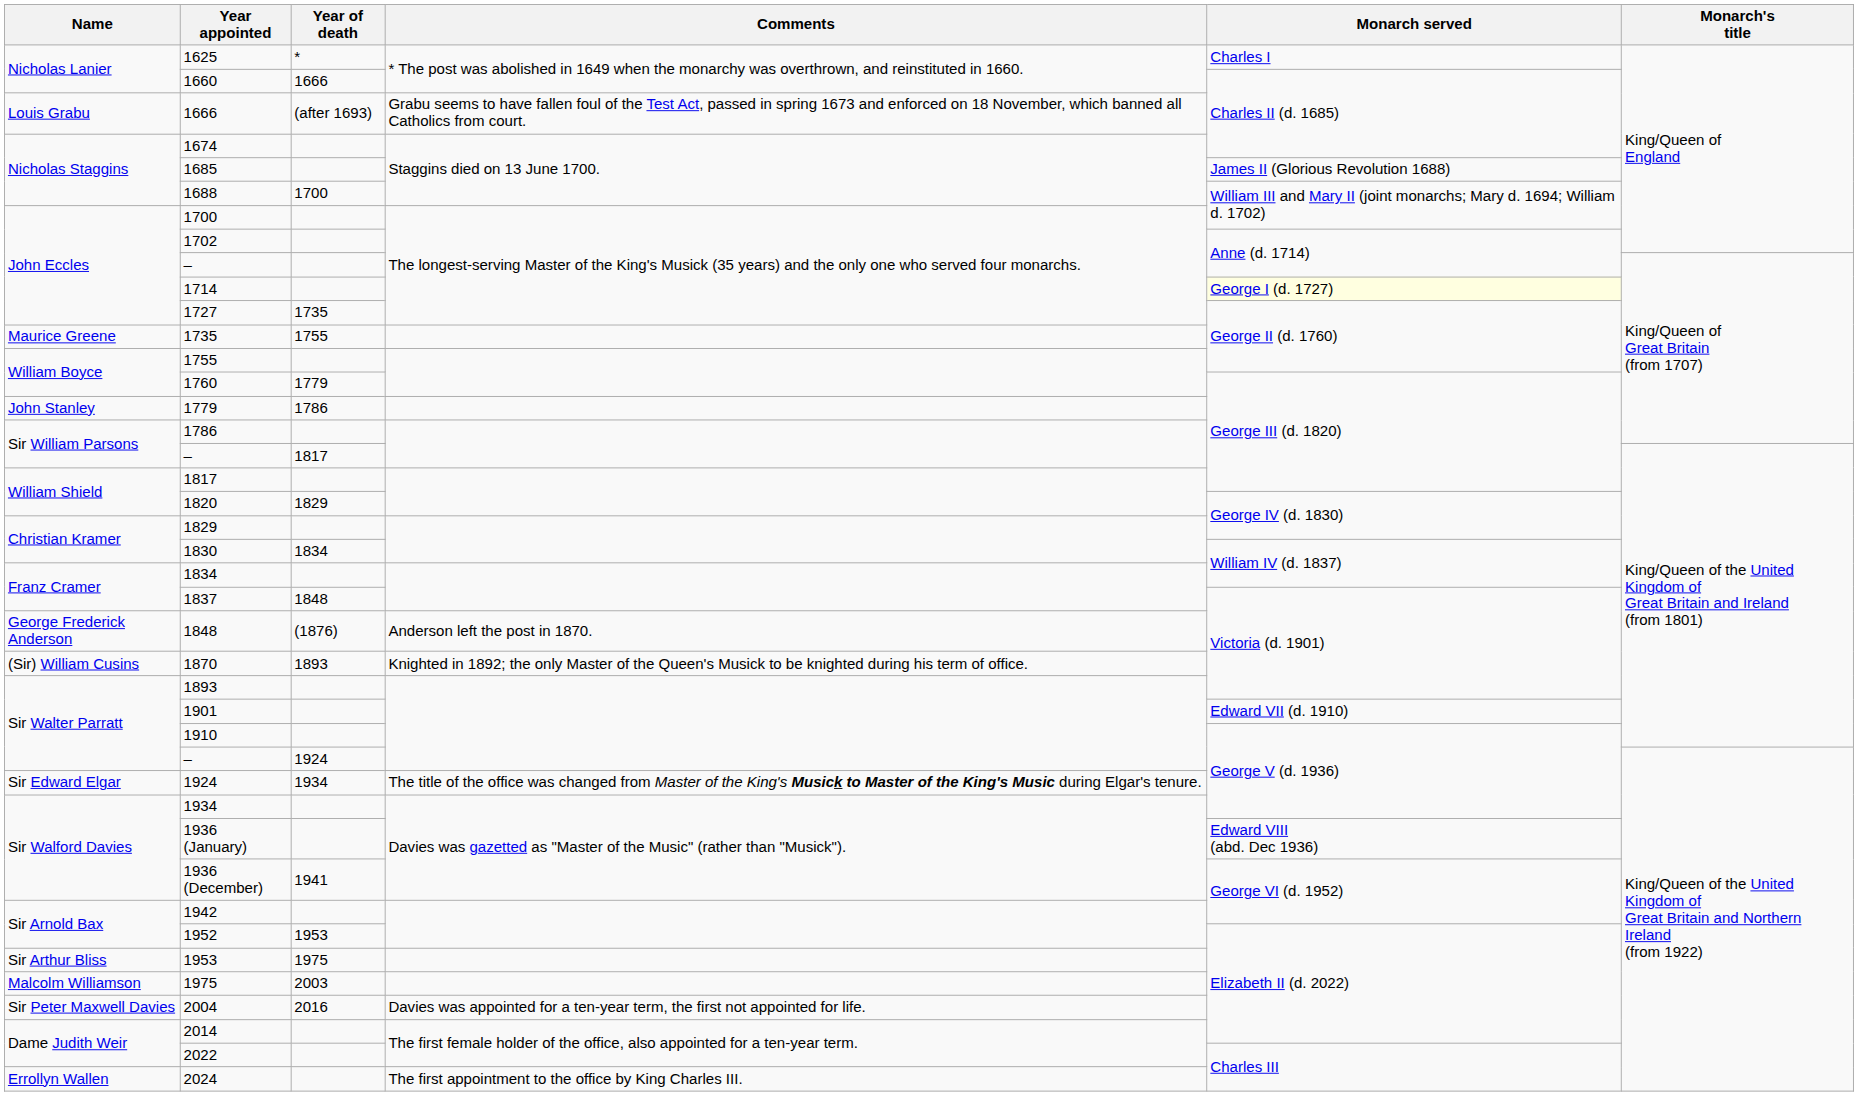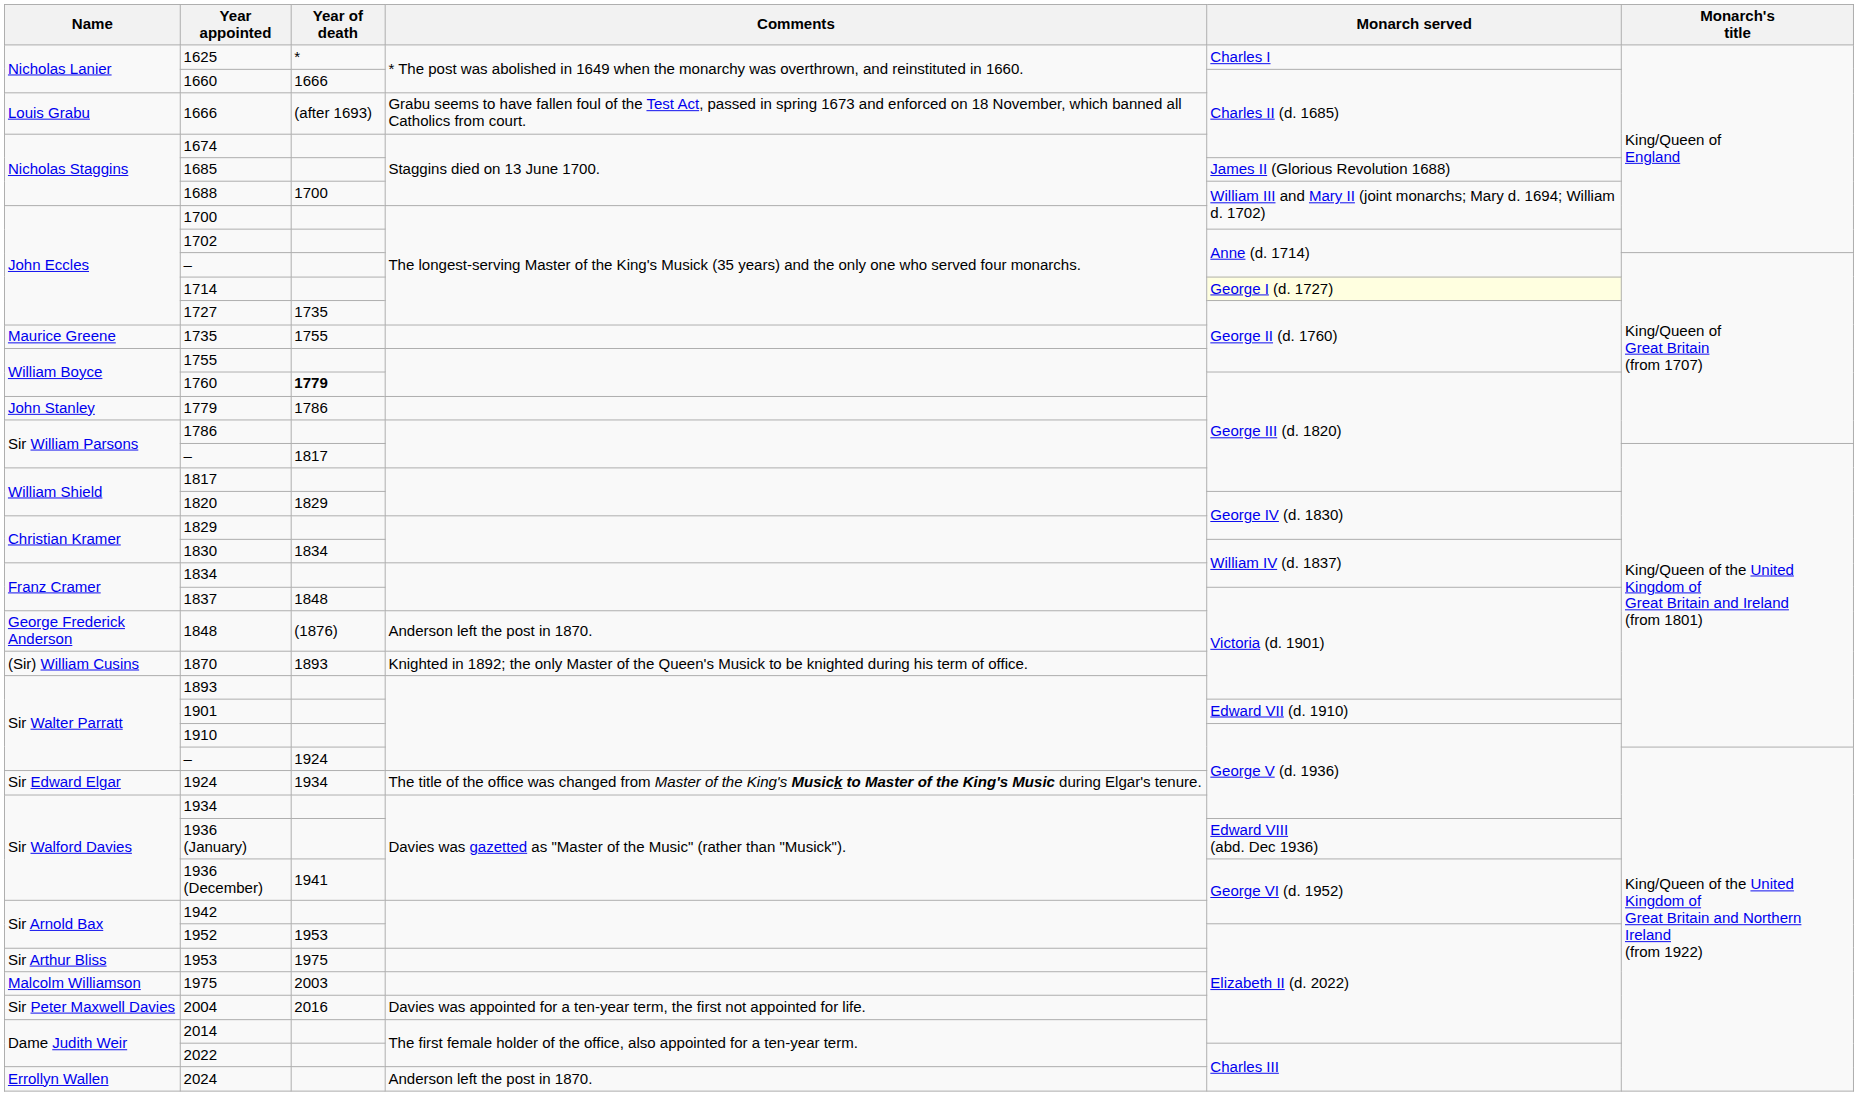(311, 384) normal -> (311, 384) bold
(565, 1078) The first appointment to the office by King Charles III. -> (490, 1078) Anderson left the post in 1870.
